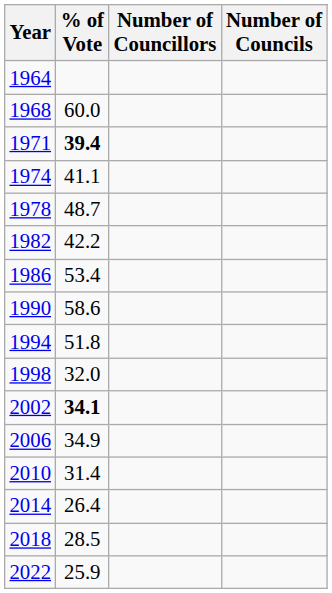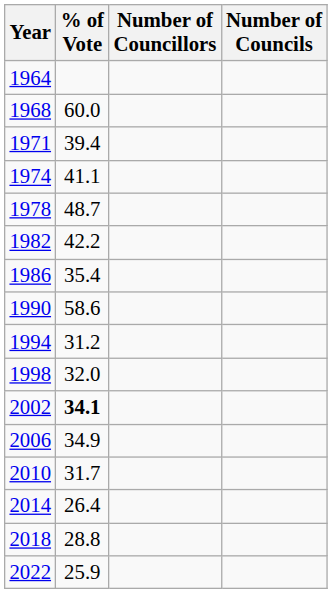(82, 143) bold -> (82, 143) normal
(82, 275) 53.4 -> (82, 275) 35.4
(82, 341) 51.8 -> (82, 341) 31.2
(82, 473) 31.4 -> (82, 473) 31.7
(82, 539) 28.5 -> (82, 539) 28.8
